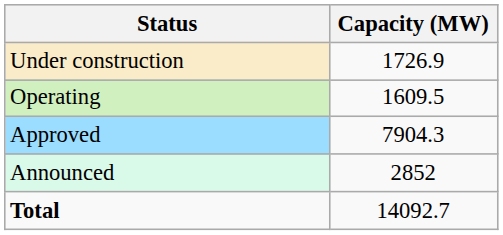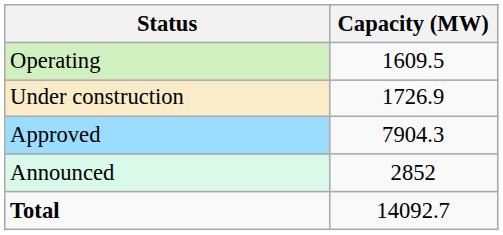rows swapped: (55, 98) <-> (97, 60)
